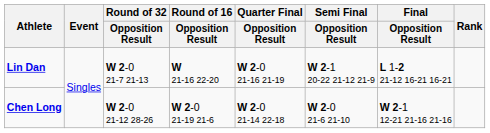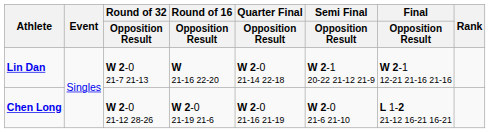(261, 74) W 2-0 21-16 21-19 -> (261, 74) W 2-0 21-14 22-18
(416, 74) L 1-2 21-12 16-21 16-21 -> (416, 74) W 2-1 12-21 21-16 21-16
(261, 114) W 2-0 21-14 22-18 -> (261, 114) W 2-0 21-16 21-19
(416, 114) W 2-1 12-21 21-16 21-16 -> (416, 114) L 1-2 21-12 16-21 16-21
